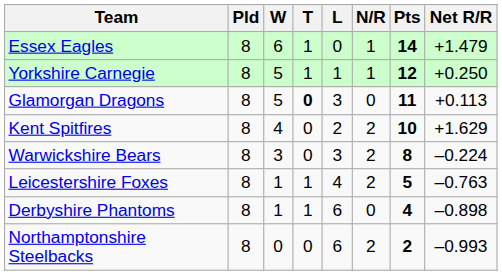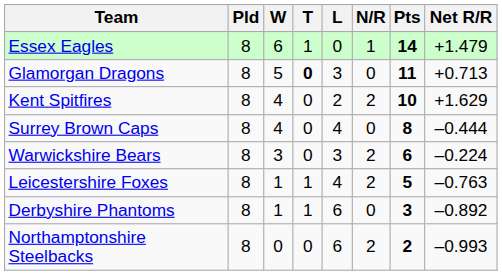- row: (82, 73)
(461, 100) +0.113 -> (461, 73) +0.713
+ row: (83, 127)
(407, 155) 8 -> (407, 155) 6
(407, 210) 4 -> (407, 210) 3
(461, 210) –0.898 -> (461, 210) –0.892
